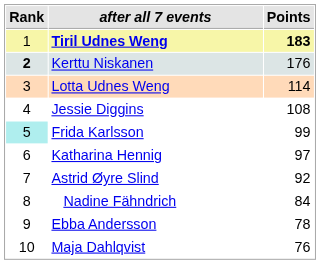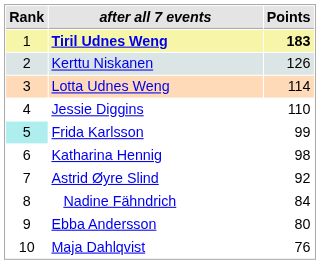(27, 64) bold -> (27, 64) normal
(298, 64) 176 -> (298, 64) 126
(298, 110) 108 -> (299, 110) 110
(302, 155) 97 -> (302, 155) 98
(302, 224) 78 -> (302, 224) 80
